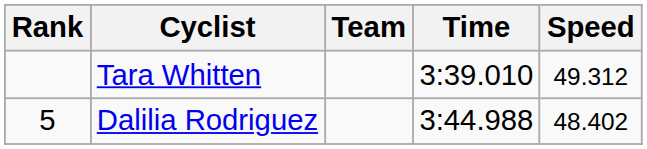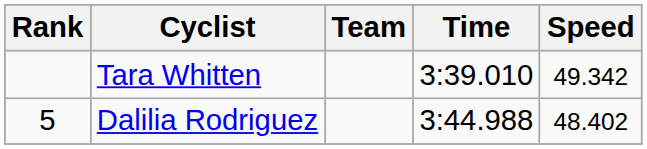(591, 75) 49.312 -> (591, 75) 49.342
